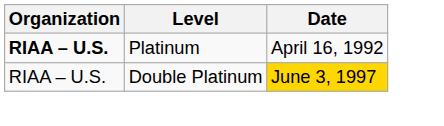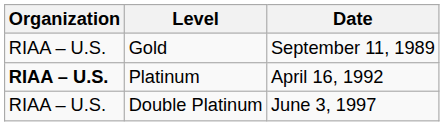+ row: (148, 47)
(324, 76) gold background -> (324, 105) no background
